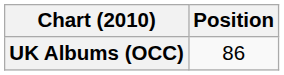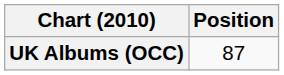(234, 53) 86 -> (234, 53) 87
